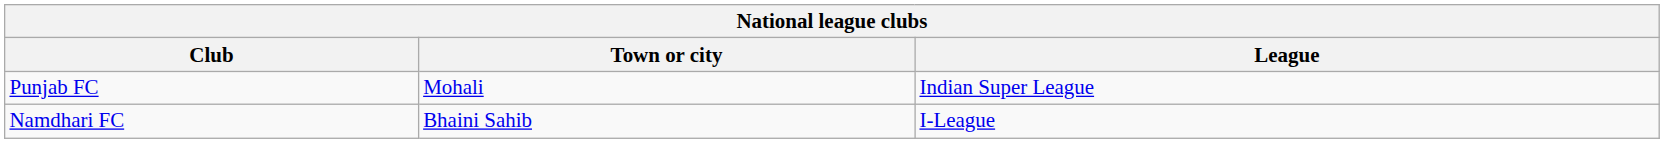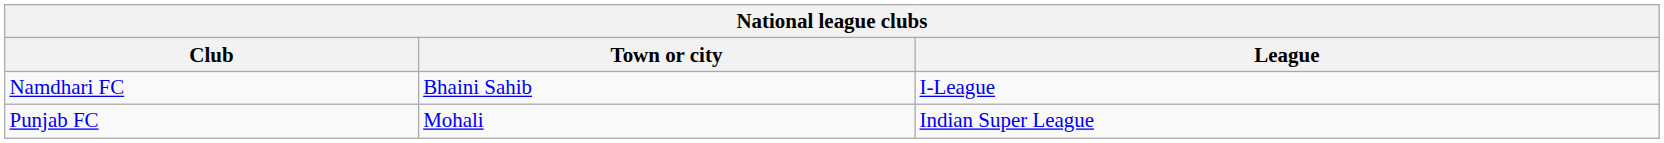rows swapped: (54, 87) <-> (67, 120)
